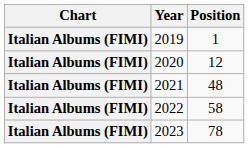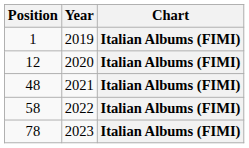columns swapped: (78, 16) <-> (215, 16)
